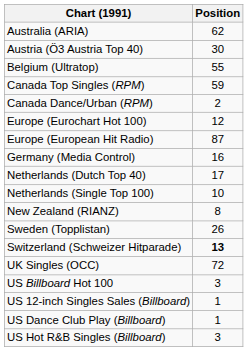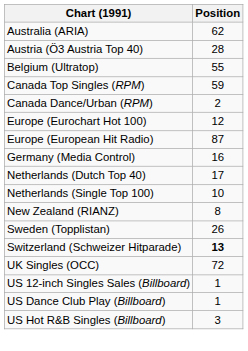(218, 49) 30 -> (218, 49) 28
- row: (60, 283)
